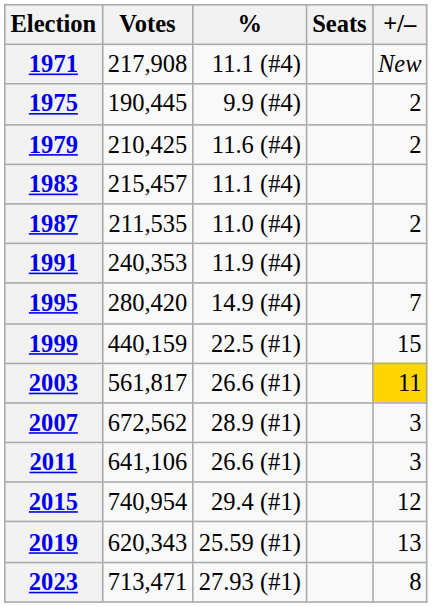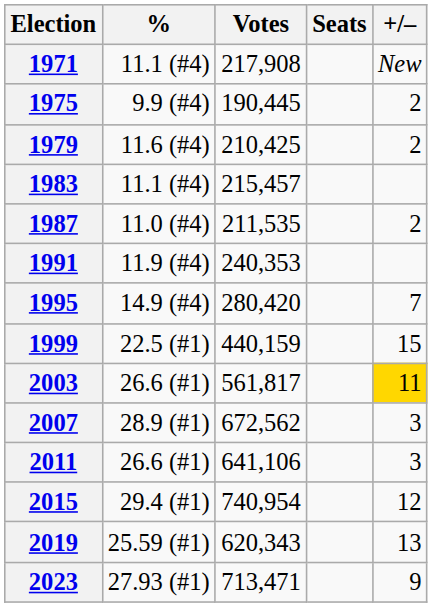columns swapped: (147, 23) <-> (250, 23)
(415, 581) 8 -> (415, 581) 9
